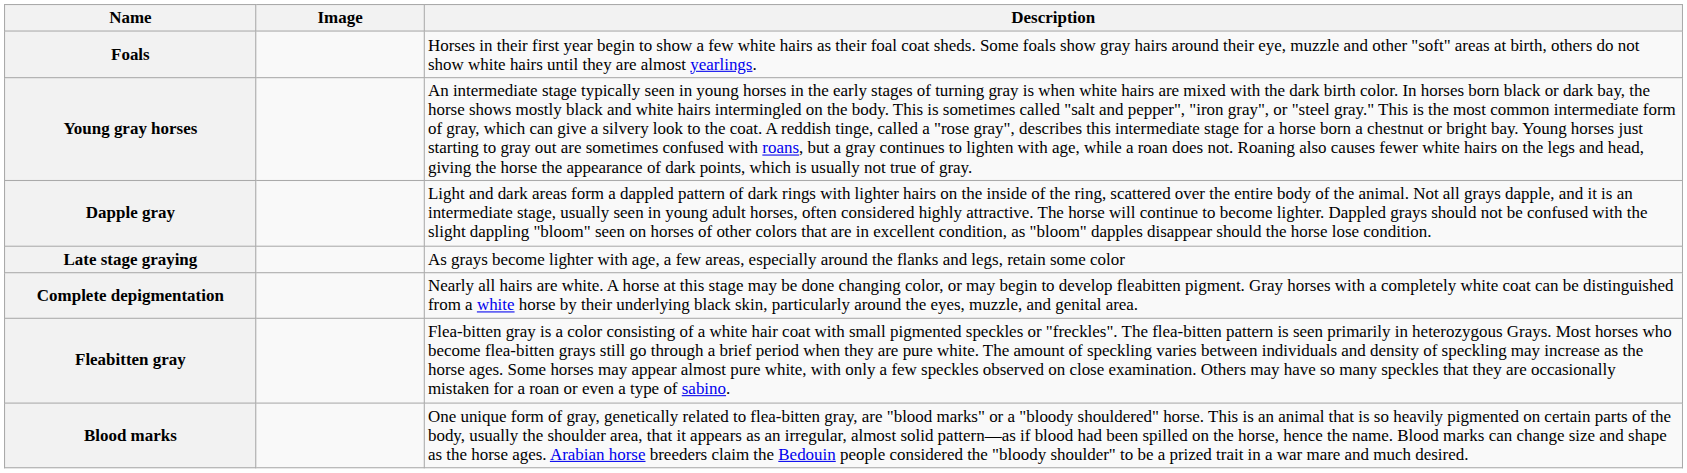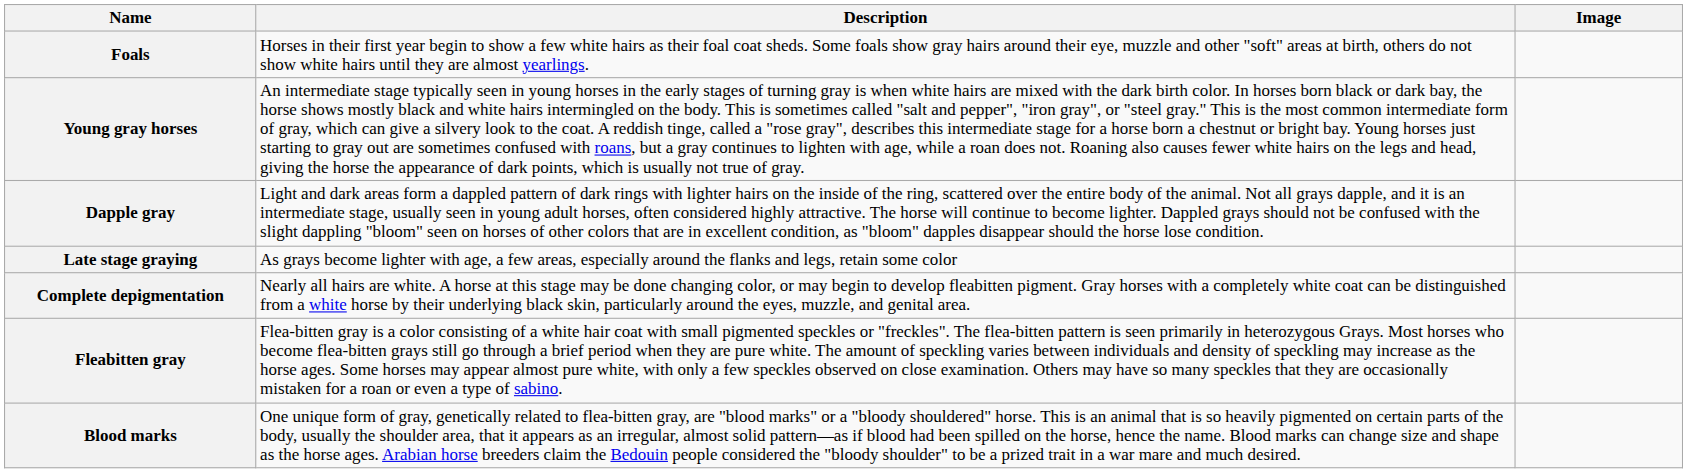columns swapped: (340, 17) <-> (1053, 17)
